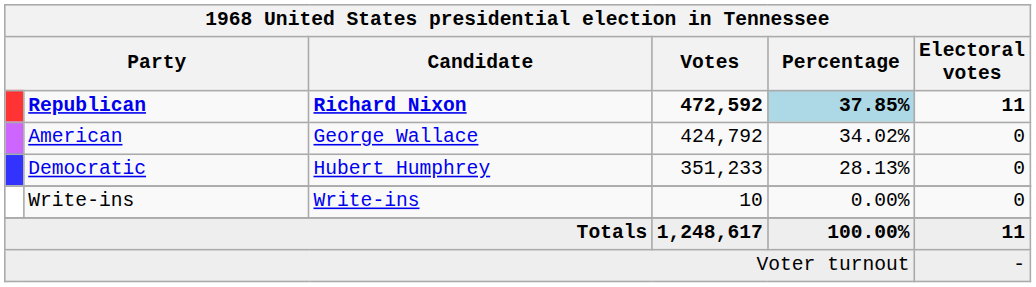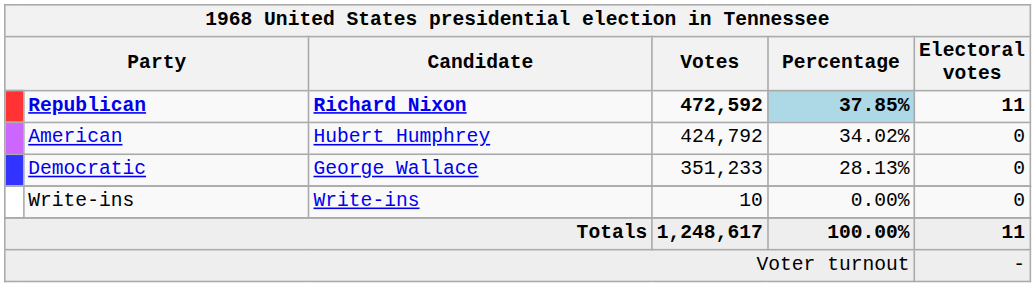(396, 138) George Wallace -> (402, 138) Hubert Humphrey
(402, 170) Hubert Humphrey -> (396, 170) George Wallace
